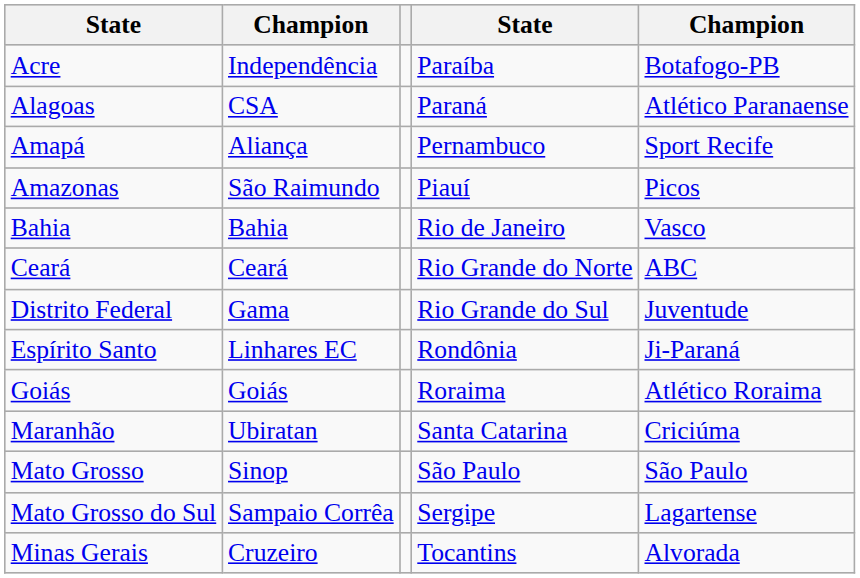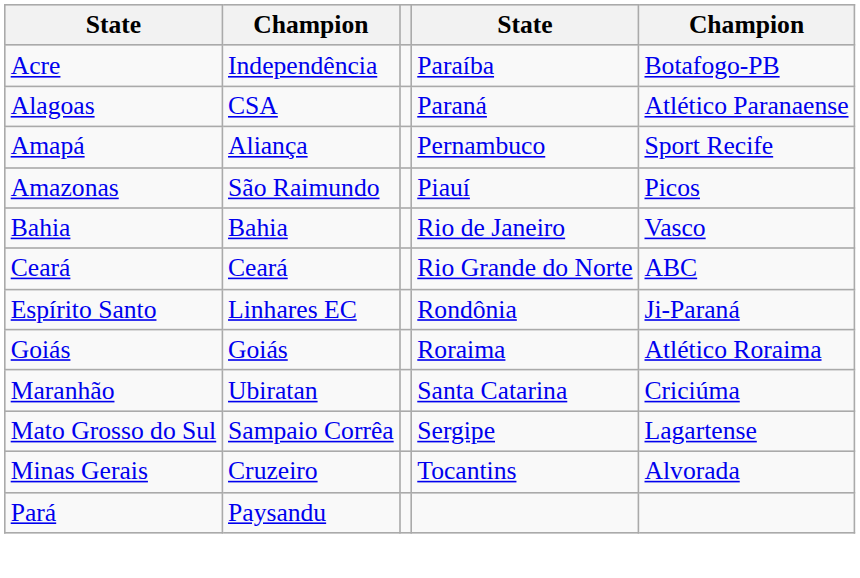- row: (91, 308)
- row: (77, 471)
+ row: (33, 512)
